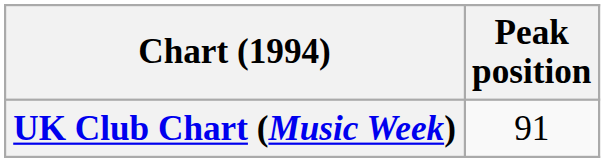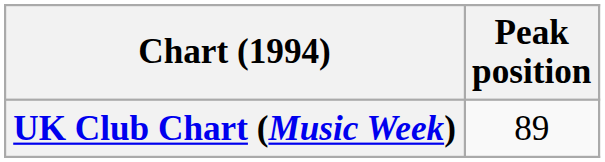(532, 127) 91 -> (532, 127) 89
